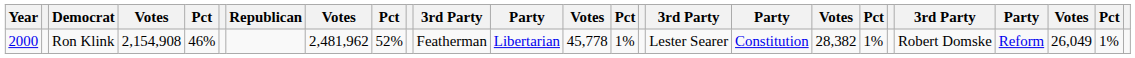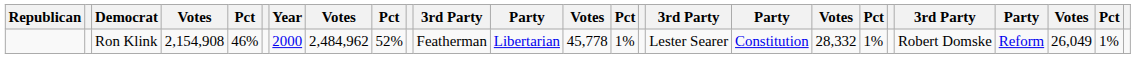columns swapped: (23, 16) <-> (266, 16)
(339, 41) 2,481,962 -> (339, 41) 2,484,962
(836, 41) 28,382 -> (836, 41) 28,332
